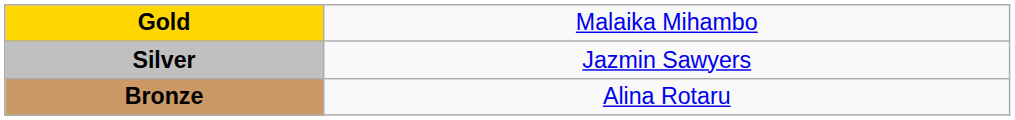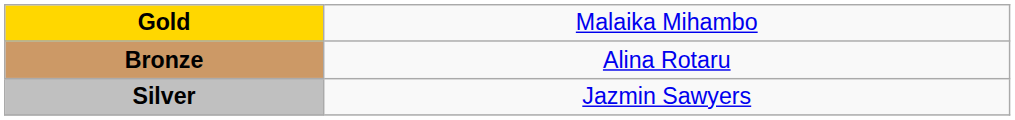rows swapped: (164, 59) <-> (164, 96)
